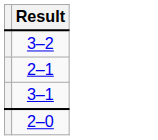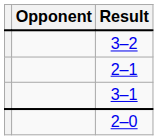+ column: (54, 17)
